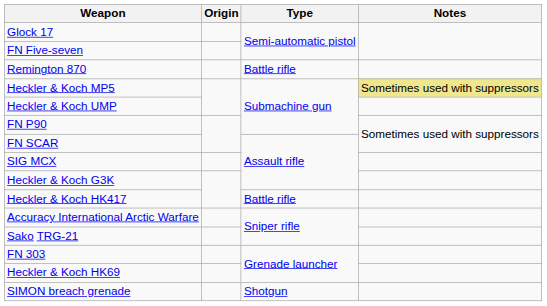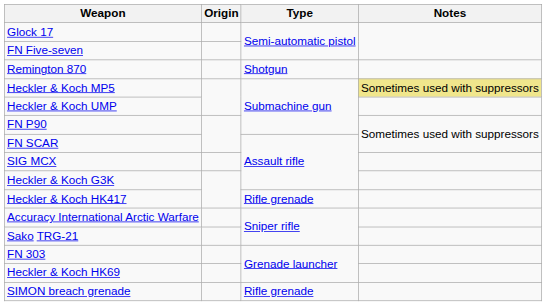(270, 69) Battle rifle -> (266, 69) Shotgun
(270, 198) Battle rifle -> (279, 198) Rifle grenade
(266, 291) Shotgun -> (279, 291) Rifle grenade
